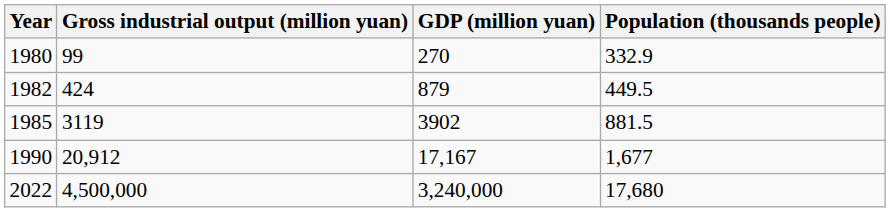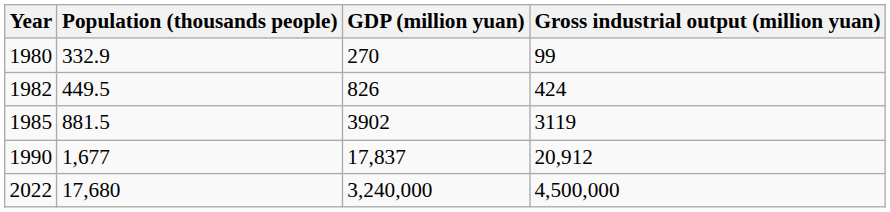columns swapped: (743, 21) <-> (235, 21)
(434, 88) 879 -> (363, 88) 826
(447, 156) 17,167 -> (377, 156) 17,837
